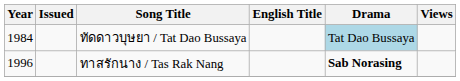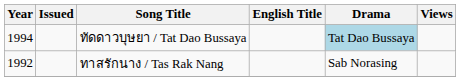(20, 37) 1984 -> (20, 37) 1994
(20, 63) 1996 -> (20, 63) 1992
(365, 63) bold -> (363, 63) normal
